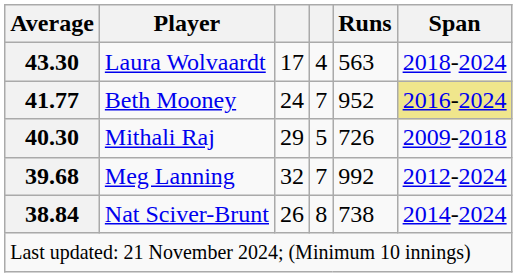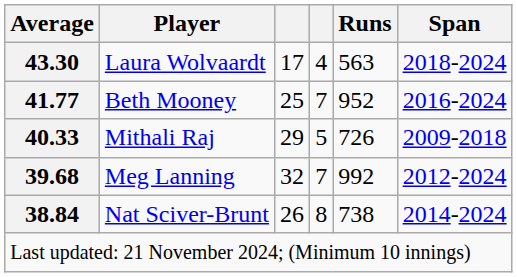(292, 99) 24 -> (292, 99) 25
(455, 99) khaki background -> (455, 99) no background
(52, 137) 40.30 -> (52, 137) 40.33
